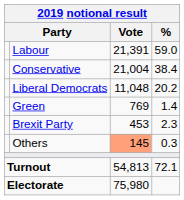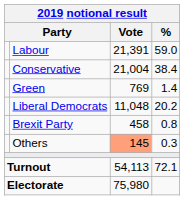rows swapped: (60, 87) <-> (29, 106)
(139, 124) 453 -> (139, 124) 458
(169, 124) 2.3 -> (169, 124) 0.8
(131, 167) 54,813 -> (132, 167) 54,113
